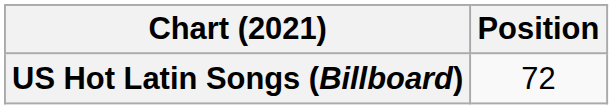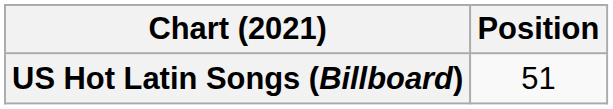(538, 77) 72 -> (538, 77) 51
